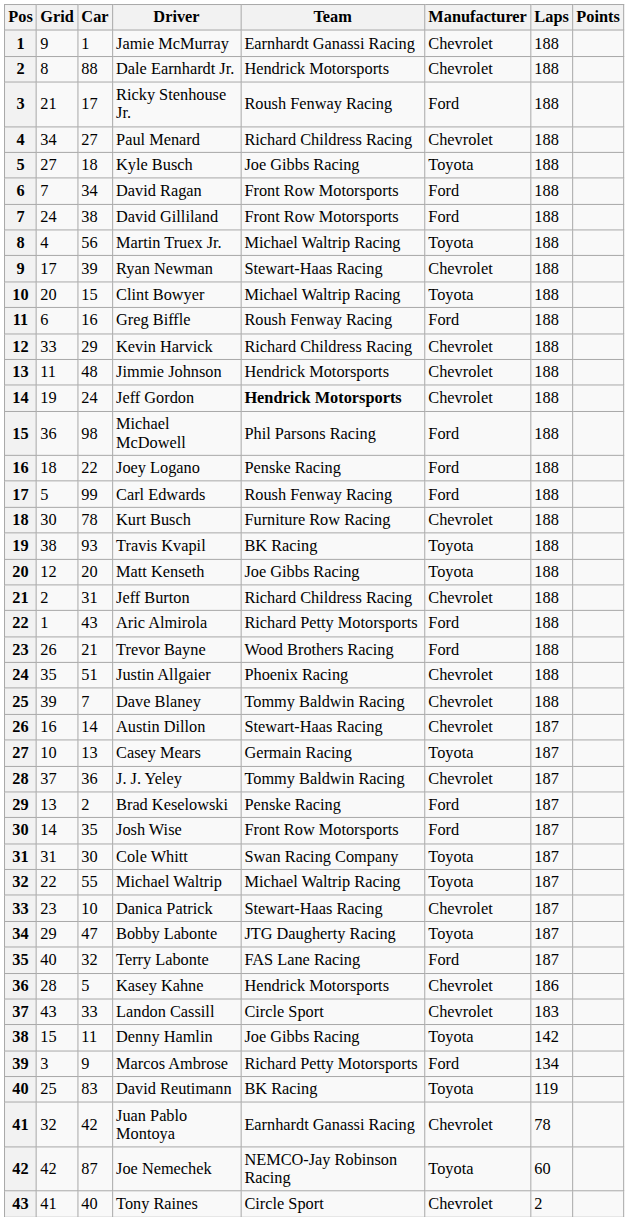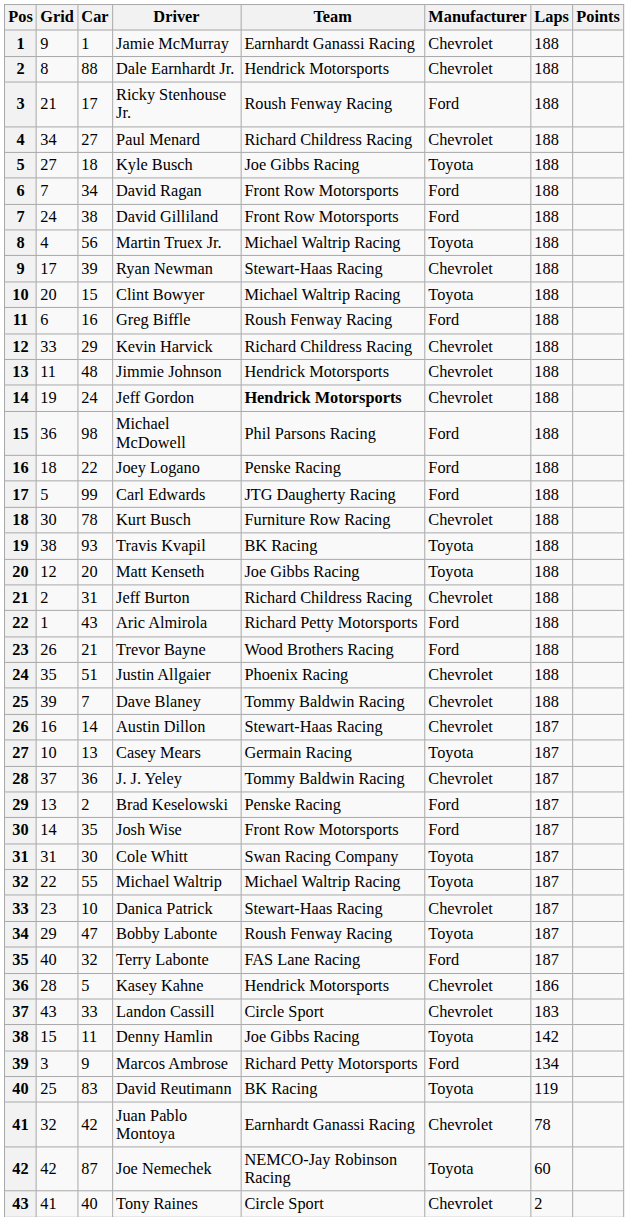(318, 494) Roush Fenway Racing -> (320, 494) JTG Daugherty Racing
(320, 934) JTG Daugherty Racing -> (318, 934) Roush Fenway Racing
